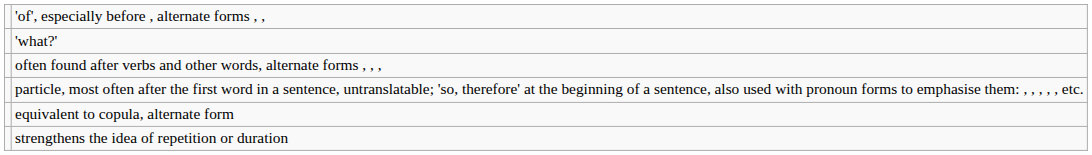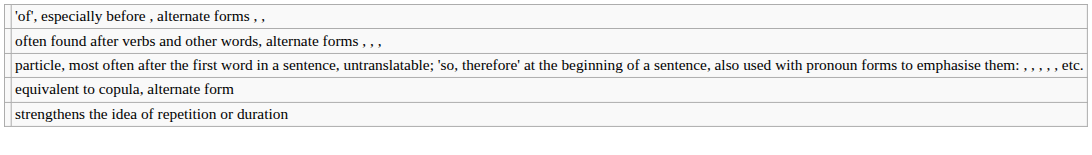- row: (36, 41)
